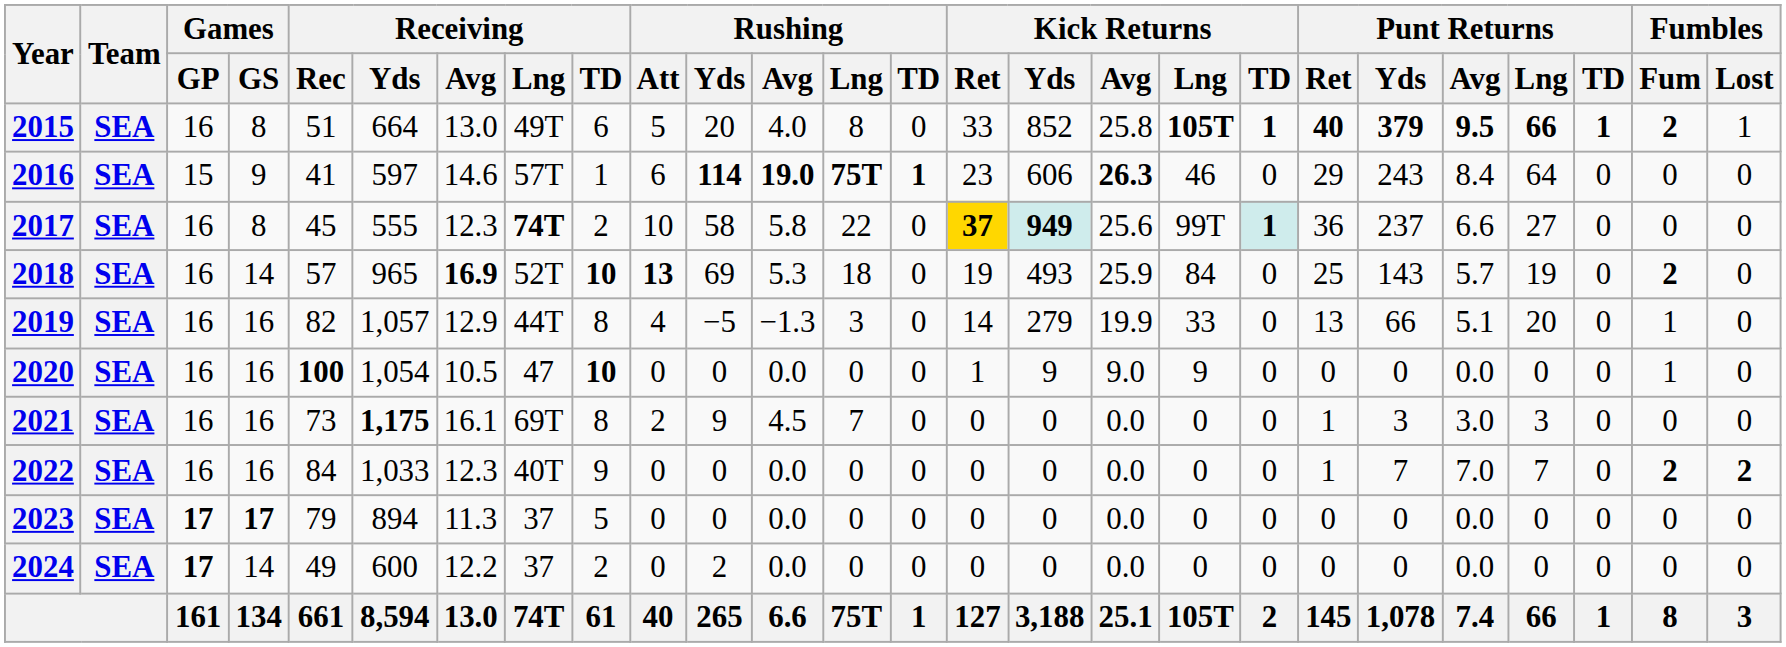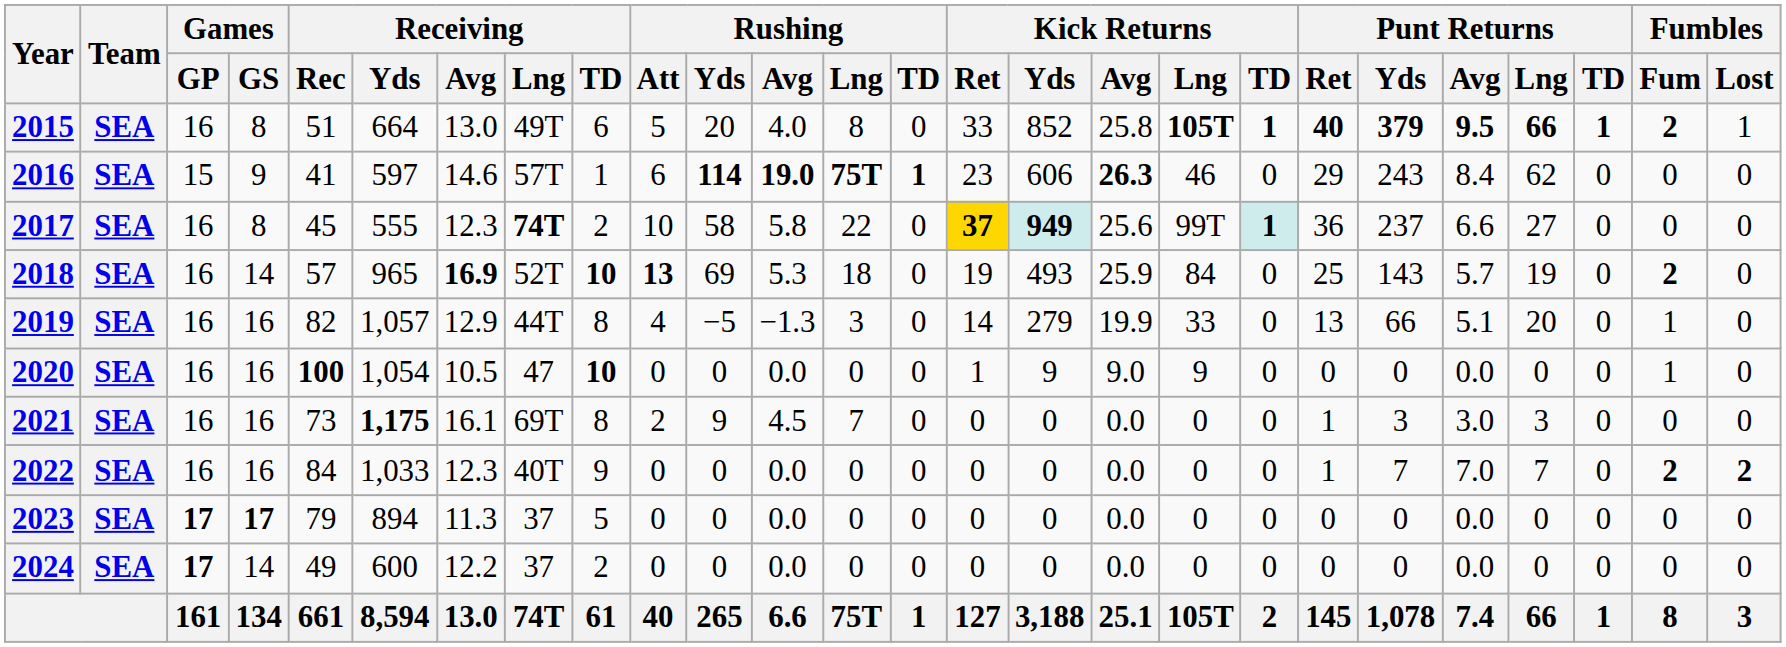(1541, 175) 64 -> (1541, 175) 62
(719, 567) 2 -> (719, 567) 0
